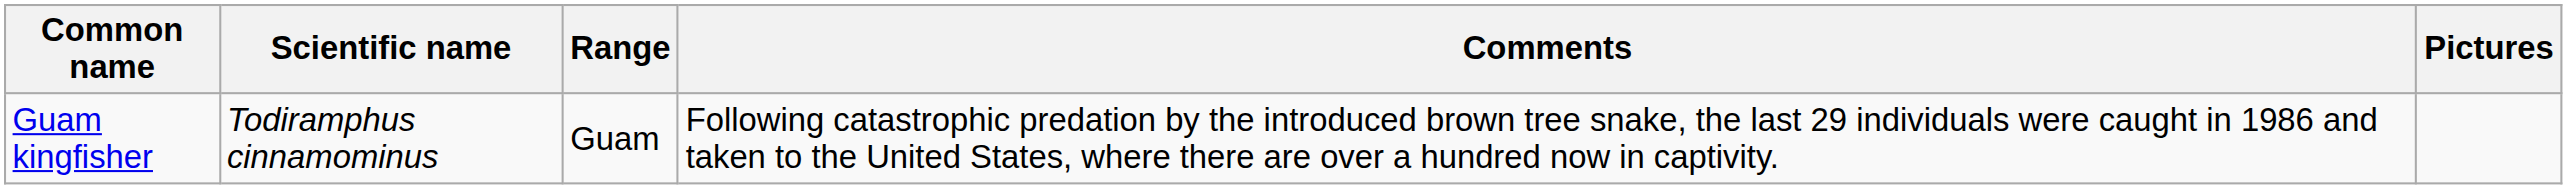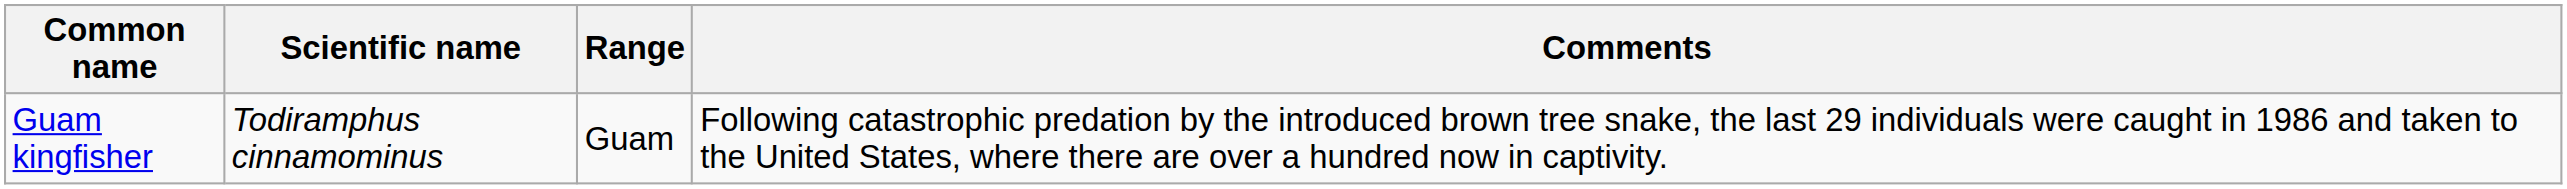- column: (2489, 48)
